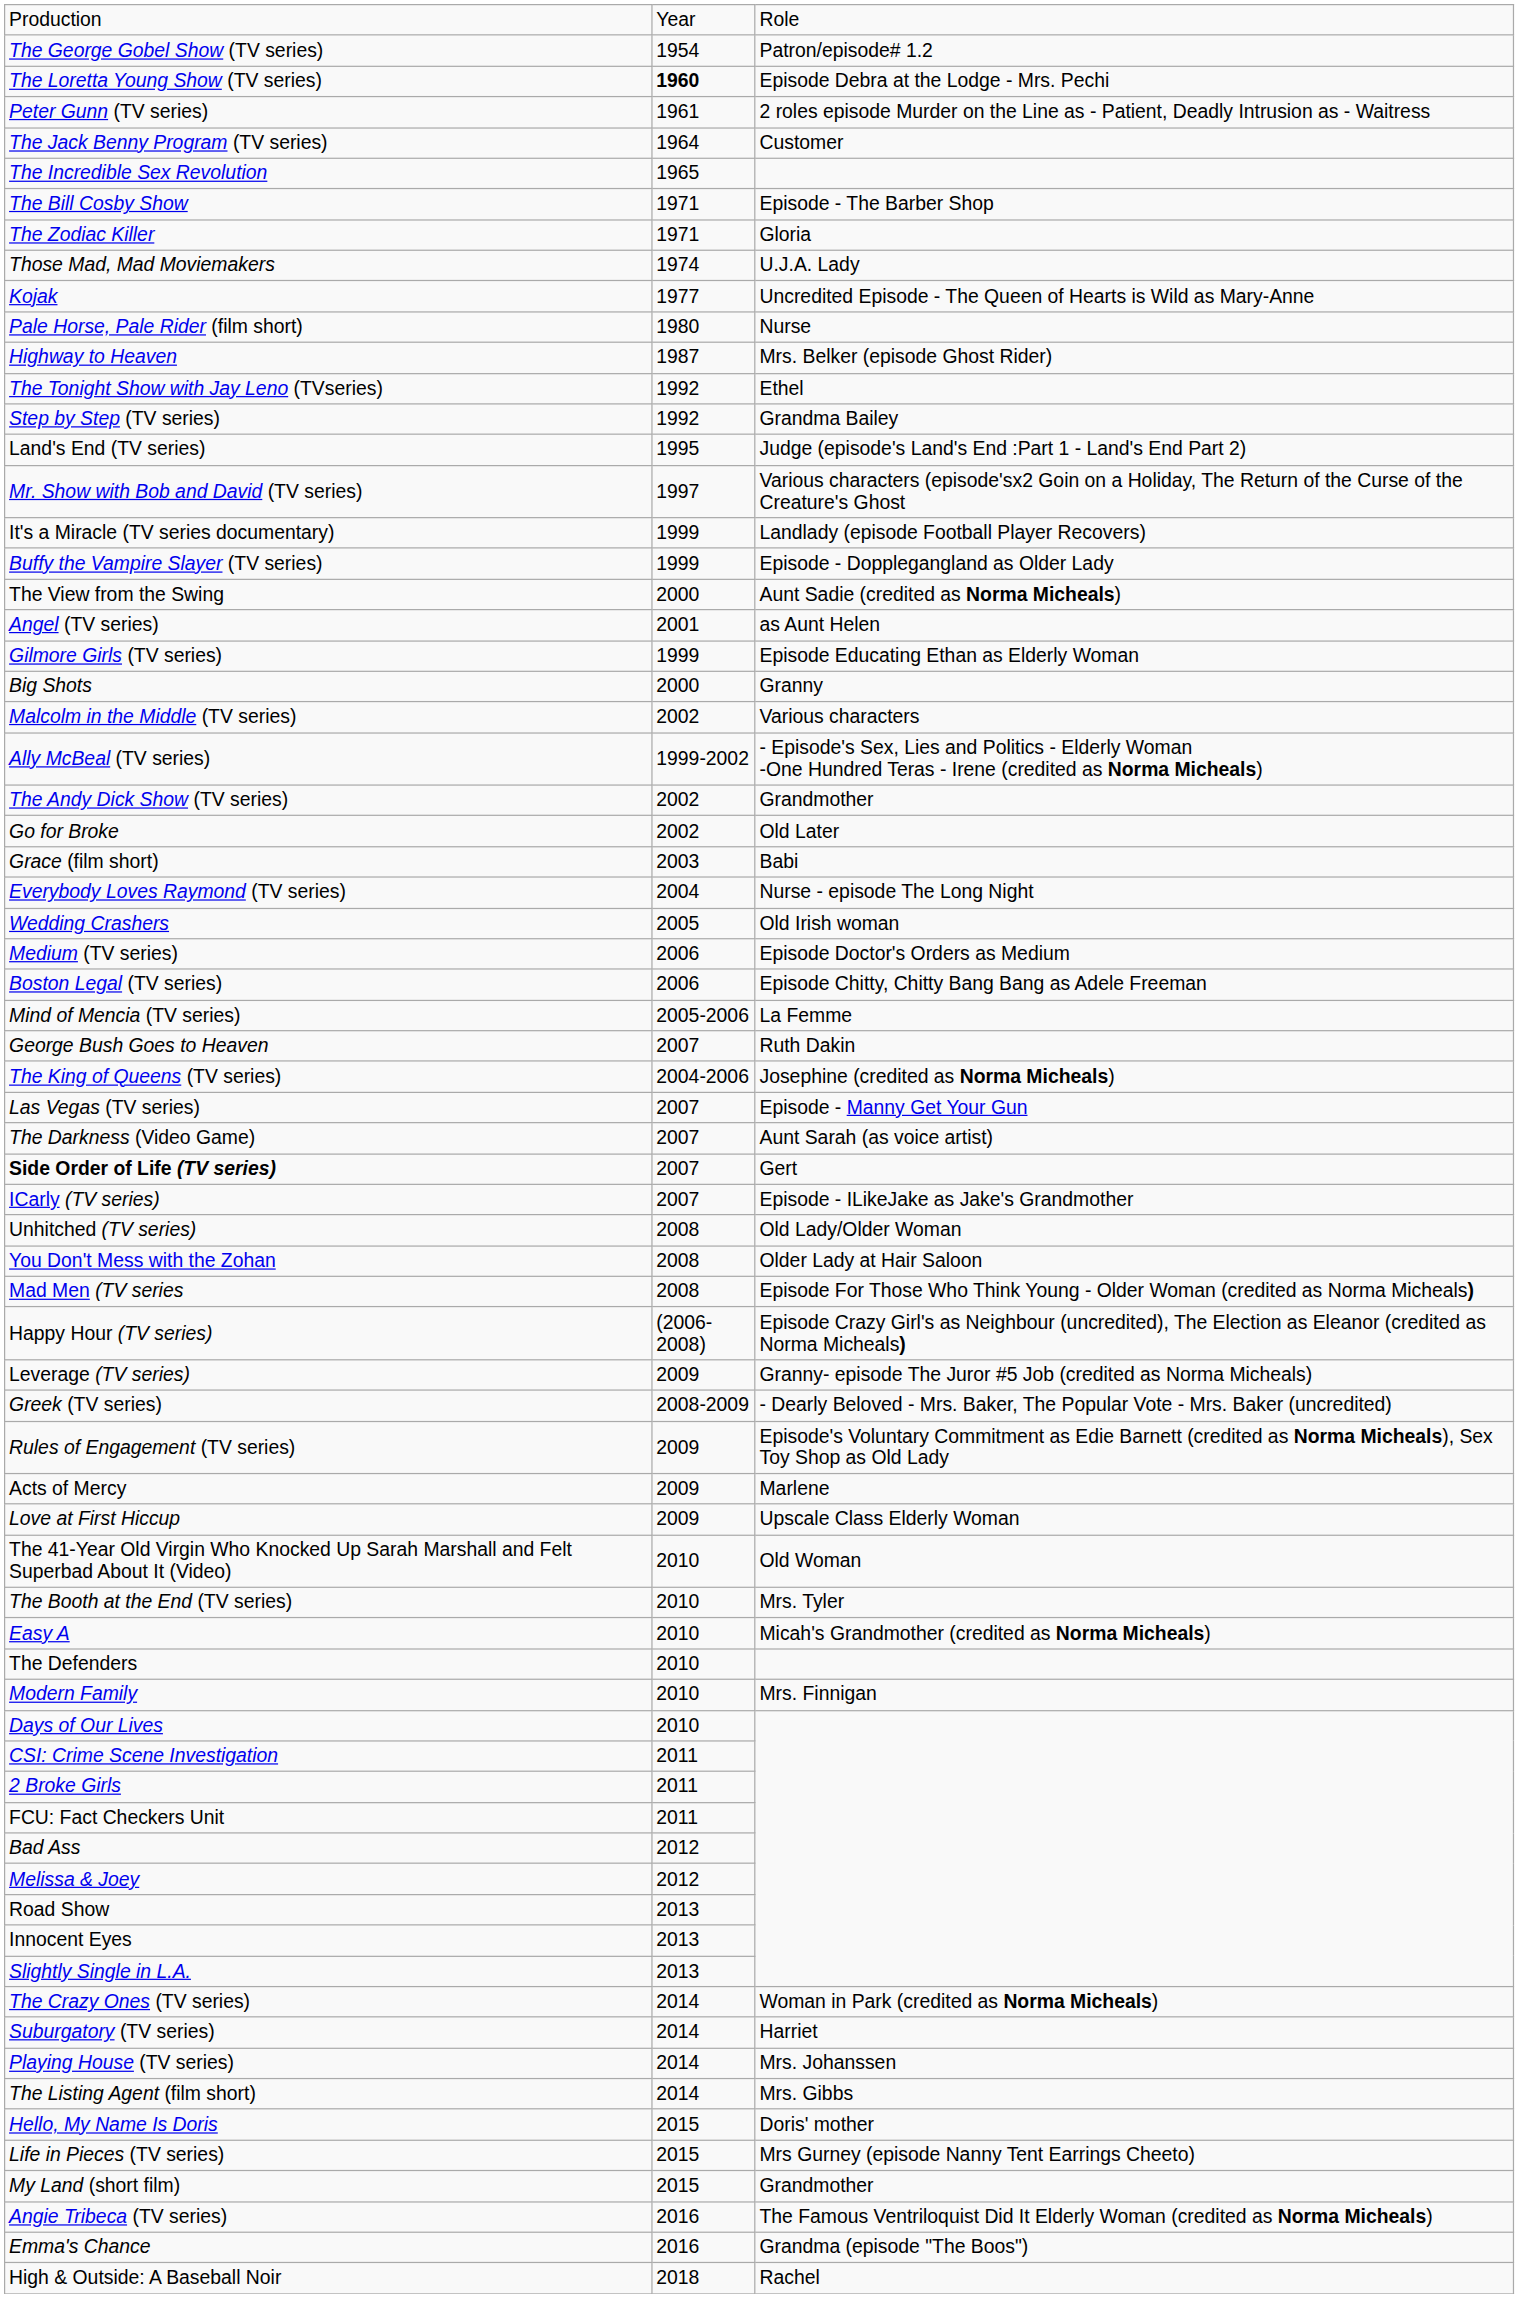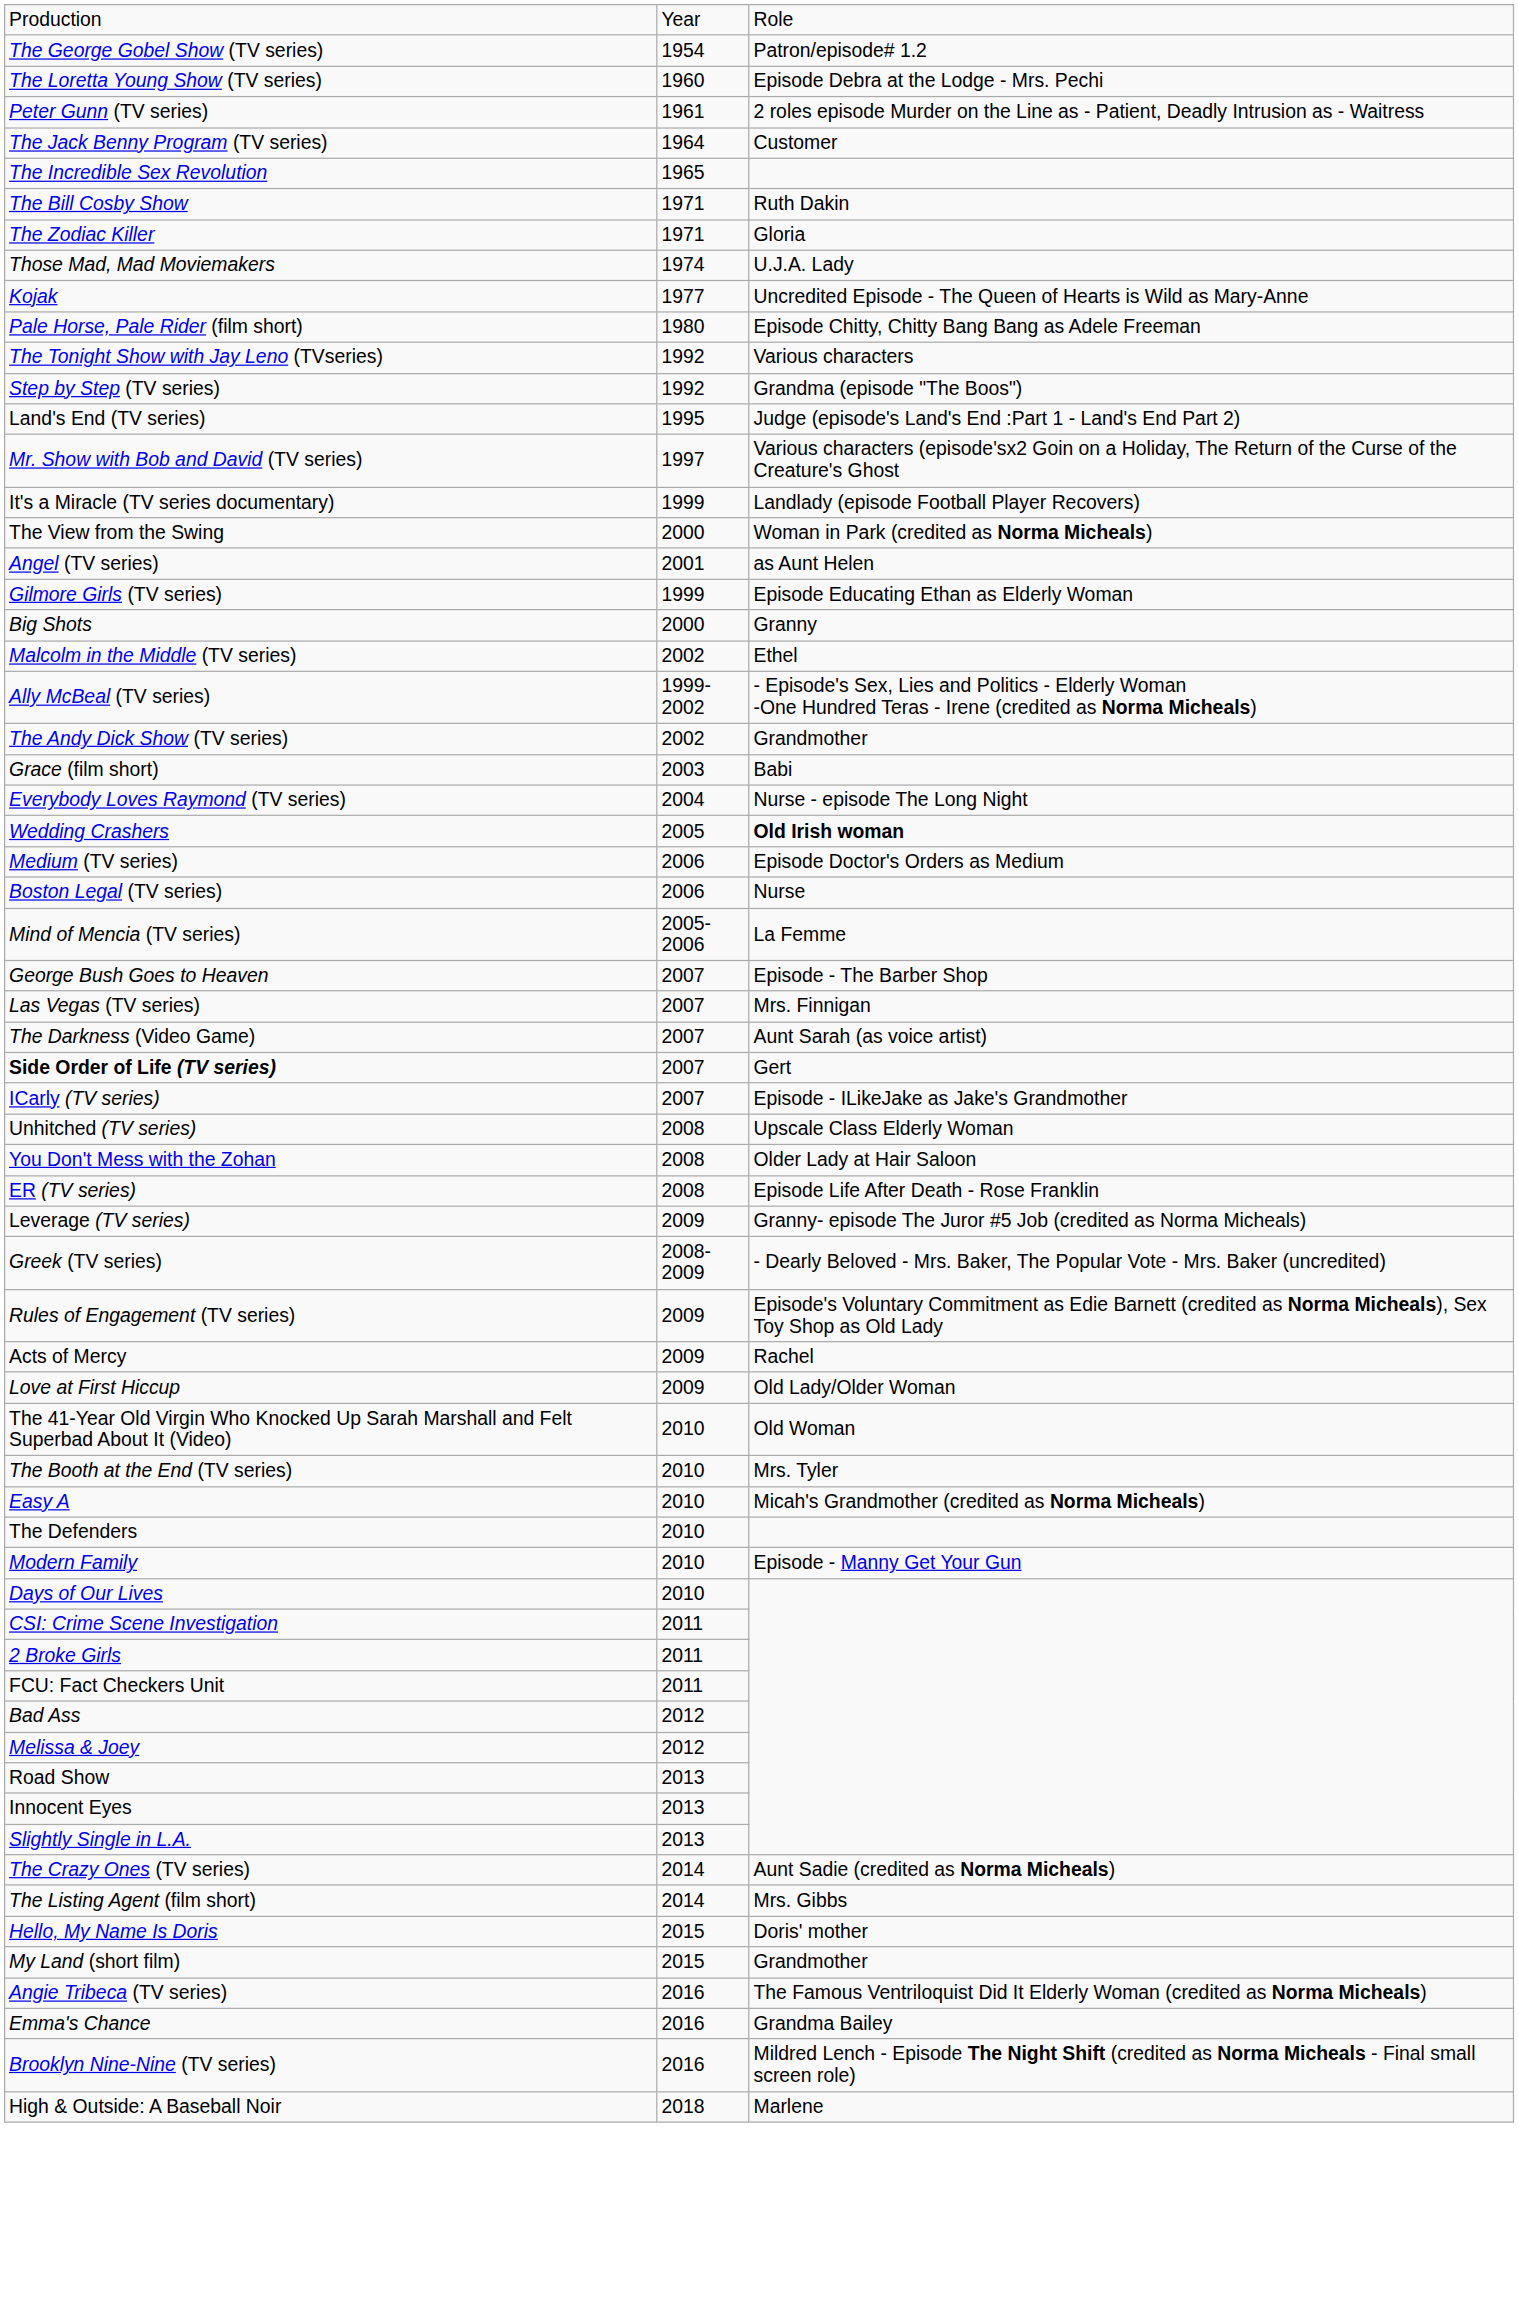(678, 81) bold -> (683, 81) normal
(877, 204) Episode - The Barber Shop -> (801, 204) Ruth Dakin
(785, 326) Nurse -> (977, 326) Episode Chitty, Chitty Bang Bang as Adele Freeman
- row: (93, 357)
(782, 388) Ethel -> (834, 357) Various characters
(829, 419) Grandma Bailey -> (888, 388) Grandma (episode "The Boos")
- row: (166, 563)
(940, 594) Aunt Sadie (credited as Norma Micheals) -> (953, 532) Woman in Park (credited as Norma Micheals)
(839, 717) Various characters -> (776, 655) Ethel
- row: (64, 831)
(829, 923) normal -> (829, 831) bold
(983, 984) Episode Chitty, Chitty Bang Bang as Adele Freeman -> (779, 892) Nurse
(807, 1045) Ruth Dakin -> (871, 975) Episode - The Barber Shop
- row: (145, 1076)
(893, 1107) Episode - Manny Get Your Gun -> (812, 1006) Mrs. Finnigan
(860, 1230) Old Lady/Older Woman -> (884, 1129) Upscale Class Elderly Woman
- row: (96, 1291)
- row: (111, 1333)
+ row: (73, 1190)
(794, 1488) Marlene -> (784, 1356) Rachel
(890, 1519) Upscale Class Elderly Woman -> (854, 1387) Old Lady/Older Woman
(818, 1694) Mrs. Finnigan -> (888, 1562) Episode - Manny Get Your Gun
(959, 2001) Woman in Park (credited as Norma Micheals) -> (934, 1869) Aunt Sadie (credited as Norma Micheals)
- row: (112, 2032)
- row: (122, 2063)
- row: (117, 2155)
(894, 2247) Grandma (episode "The Boos") -> (823, 2023) Grandma Bailey
+ row: (142, 2065)
(790, 2278) Rachel -> (788, 2106) Marlene
